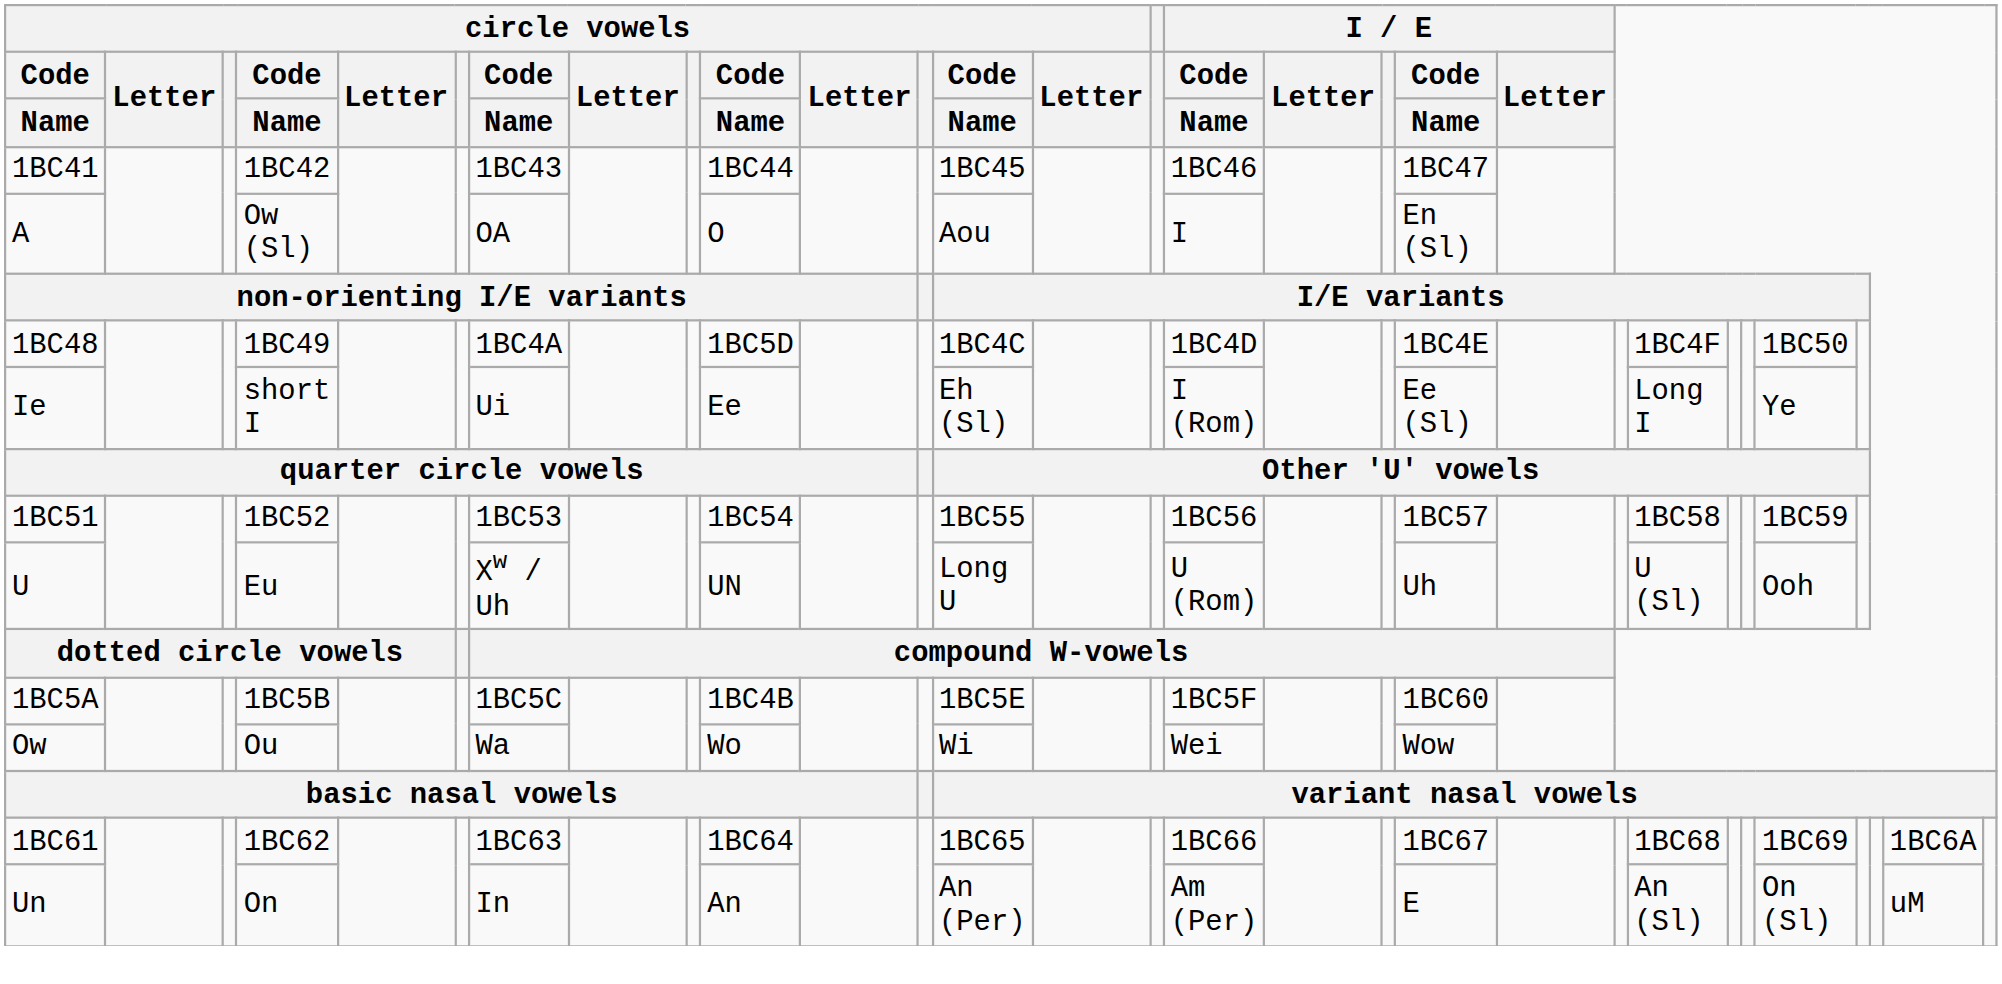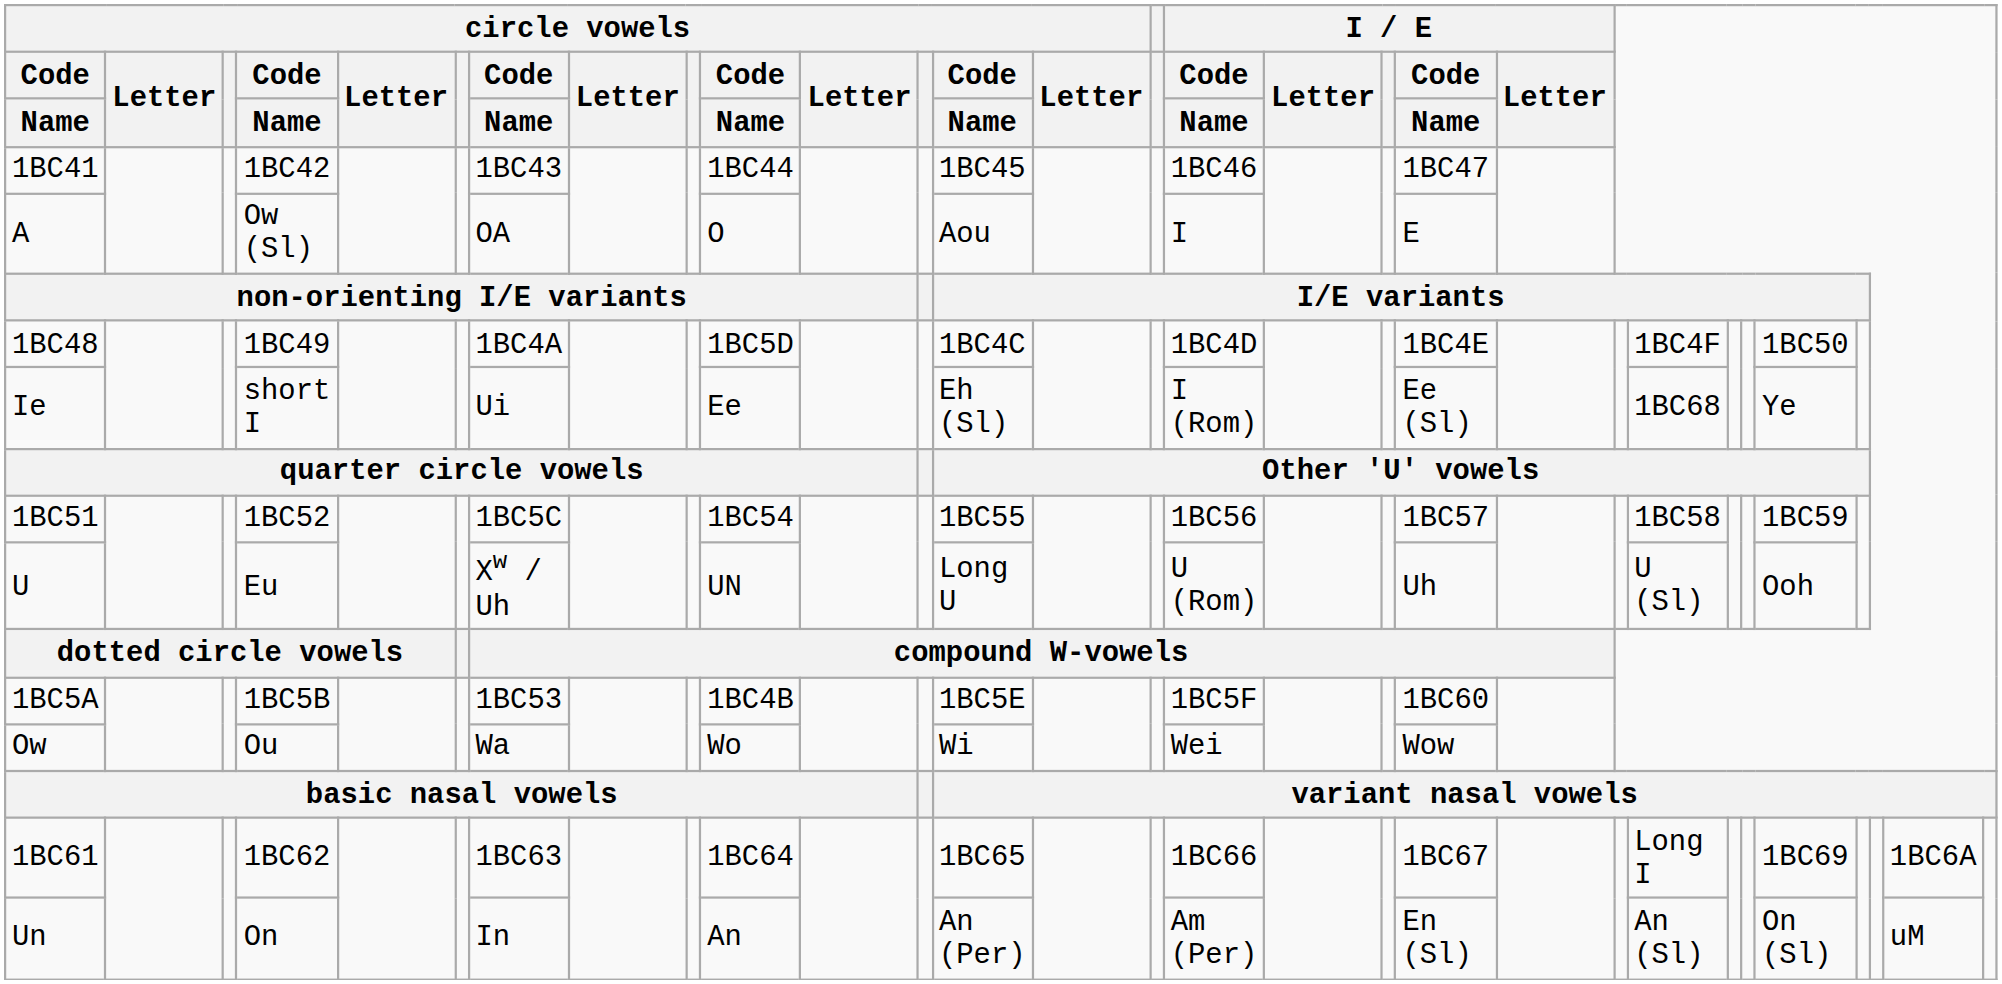(1437, 233) En (Sl) -> (1411, 233) E
(1669, 408) Long I -> (1678, 408) 1BC68
(519, 519) 1BC53 -> (519, 519) 1BC5C
(519, 700) 1BC5C -> (519, 700) 1BC53
(1678, 841) 1BC68 -> (1669, 858) Long I
(1411, 905) E -> (1437, 938) En (Sl)
